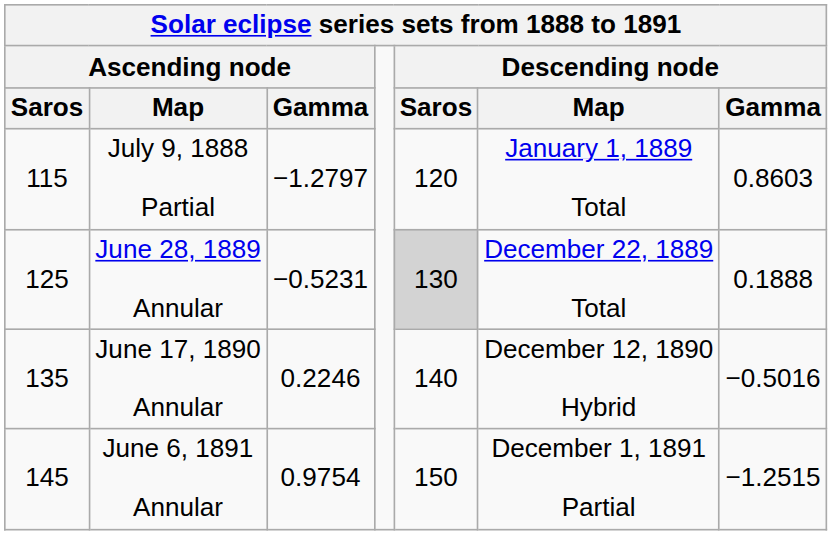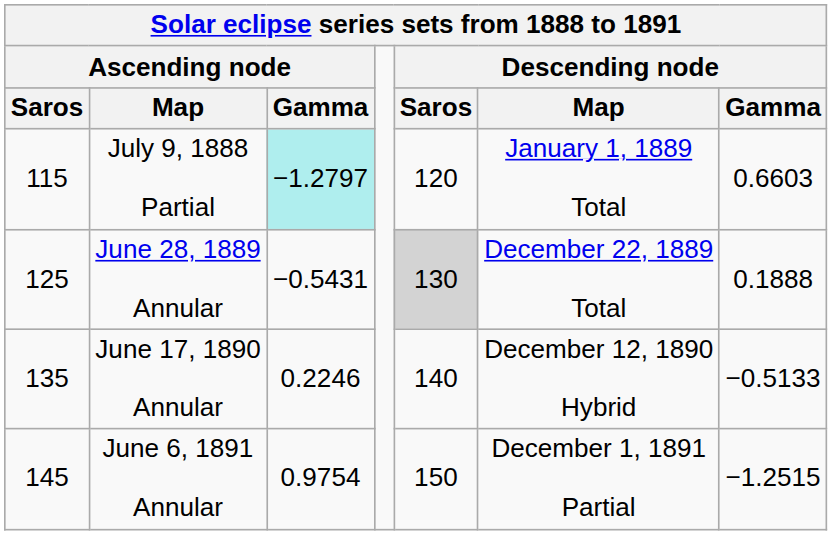(321, 178) no background -> (321, 178) paleturquoise background
(773, 178) 0.8603 -> (773, 178) 0.6603
(321, 278) −0.5231 -> (321, 278) −0.5431
(773, 378) −0.5016 -> (773, 378) −0.5133
